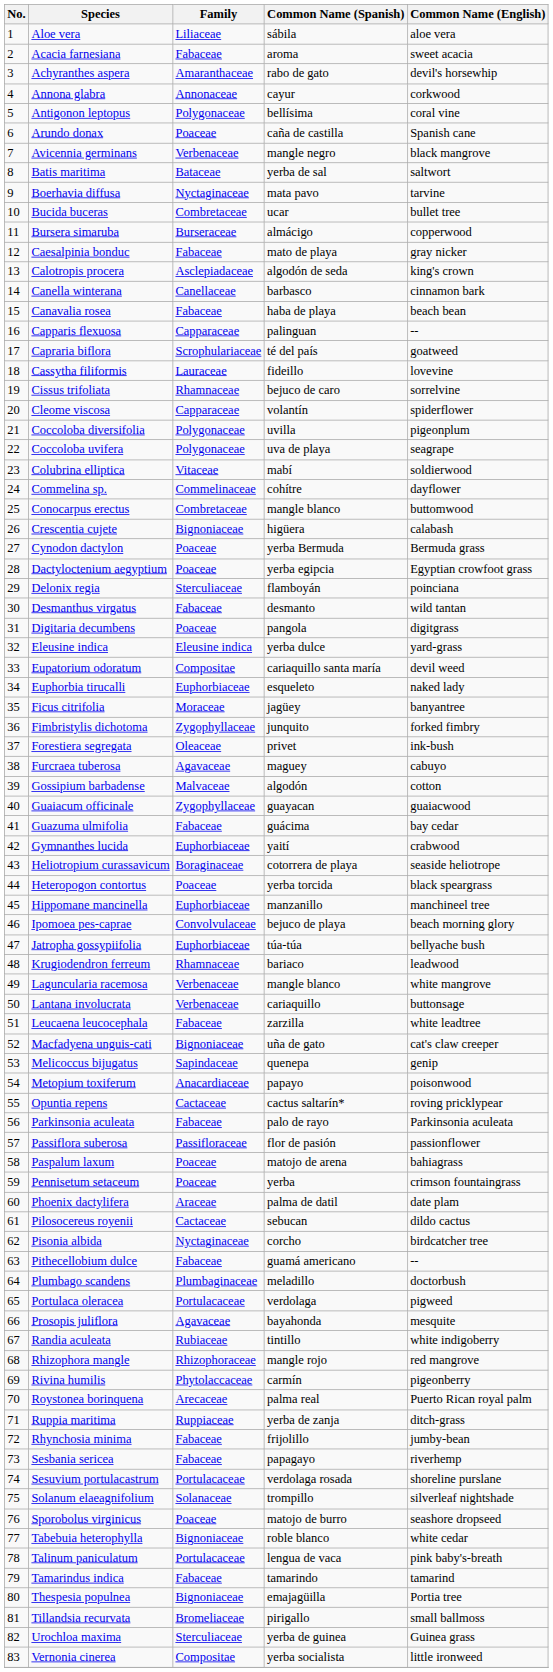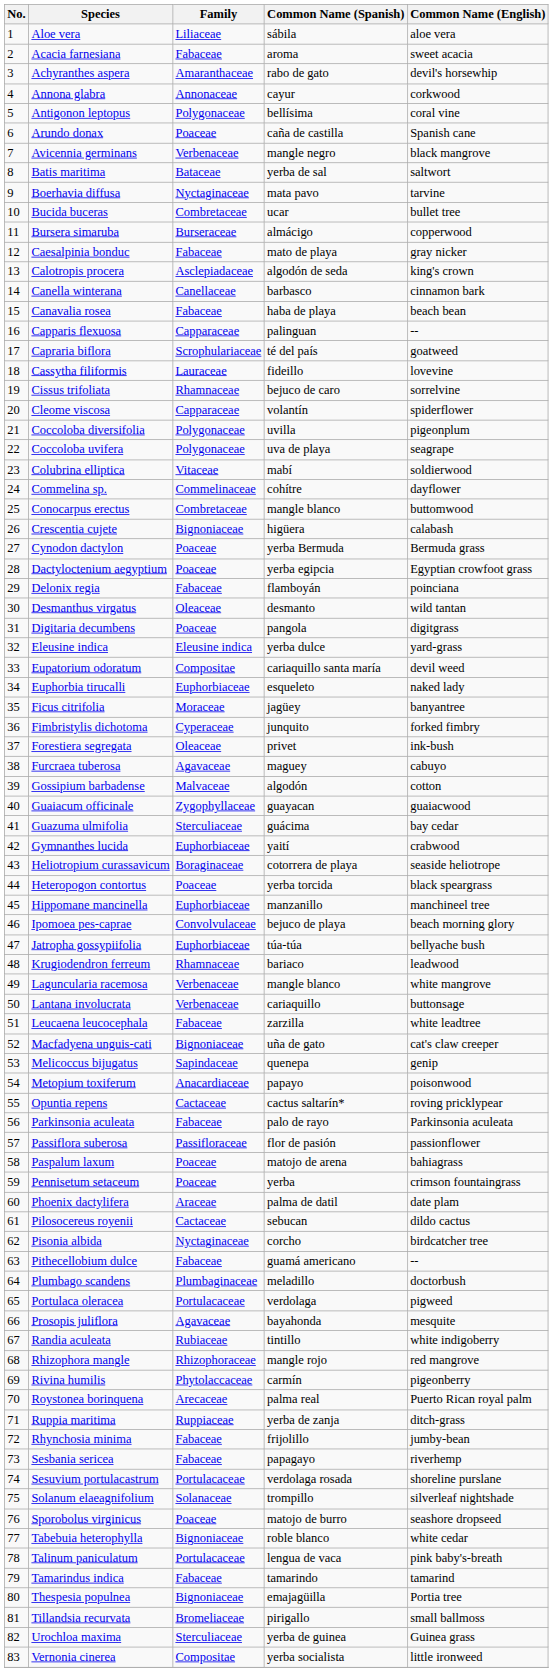(209, 588) Sterculiaceae -> (199, 588) Fabaceae
(199, 608) Fabaceae -> (198, 608) Oleaceae
(215, 726) Zygophyllaceae -> (205, 726) Cyperaceae
(199, 825) Fabaceae -> (209, 825) Sterculiaceae
